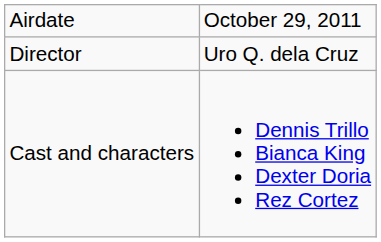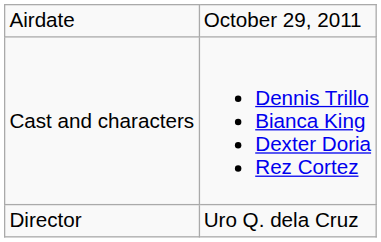rows swapped: (46, 53) <-> (102, 153)
